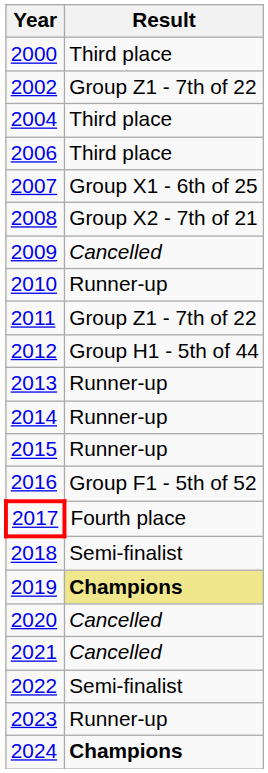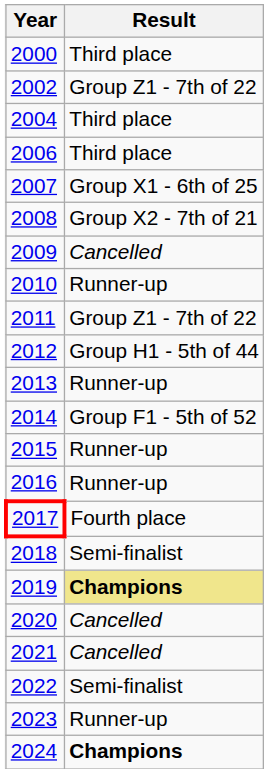(118, 416) Runner-up -> (163, 416) Group F1 - 5th of 52
(163, 483) Group F1 - 5th of 52 -> (118, 483) Runner-up
